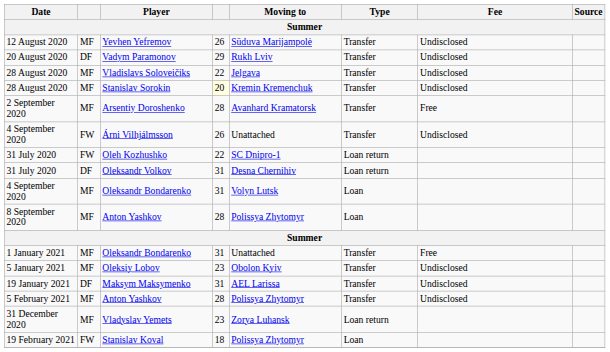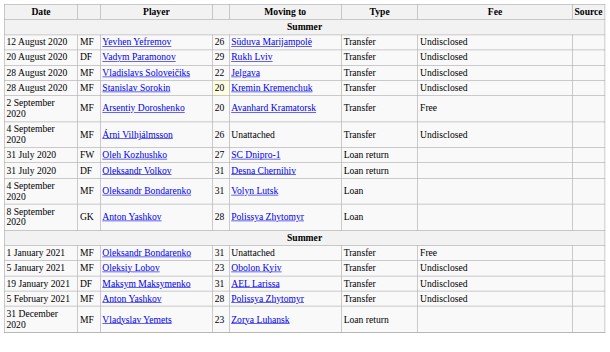(220, 108) 28 -> (220, 108) 20
(87, 134) FW -> (87, 134) MF
(220, 155) 22 -> (220, 155) 27
(87, 217) MF -> (87, 217) GK
- row: (41, 340)
